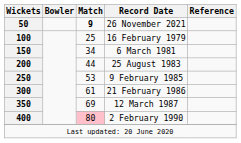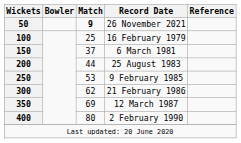(90, 51) 34 -> (90, 51) 37
(90, 91) 61 -> (90, 91) 62
(90, 118) pink background -> (90, 118) no background
